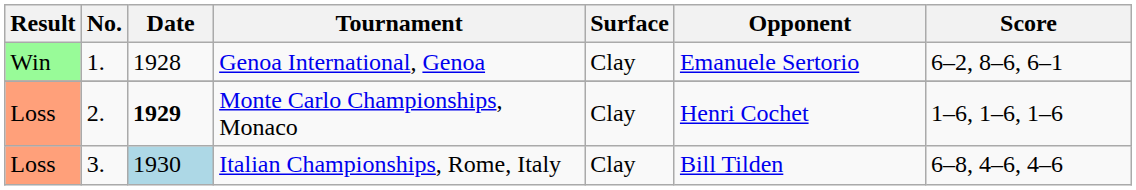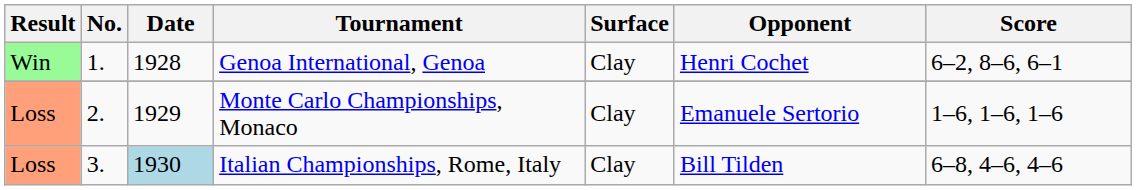(770, 61) Emanuele Sertorio -> (744, 61) Henri Cochet
(157, 113) bold -> (157, 113) normal
(744, 113) Henri Cochet -> (770, 113) Emanuele Sertorio
